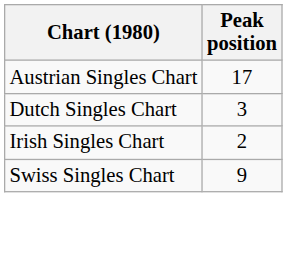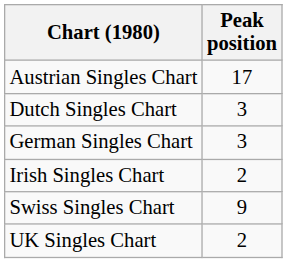+ row: (101, 142)
+ row: (83, 240)
